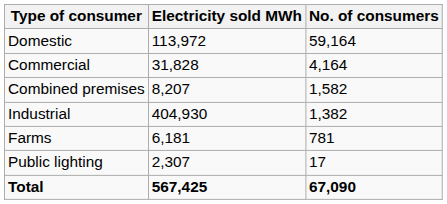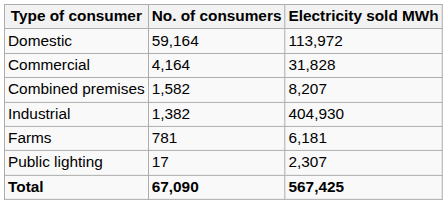columns swapped: (374, 16) <-> (227, 16)
